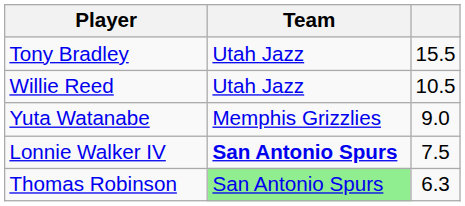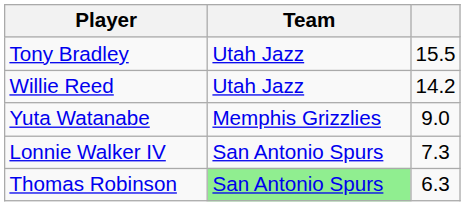(436, 86) 10.5 -> (436, 86) 14.2
(305, 151) bold -> (298, 151) normal
(436, 151) 7.5 -> (436, 151) 7.3
